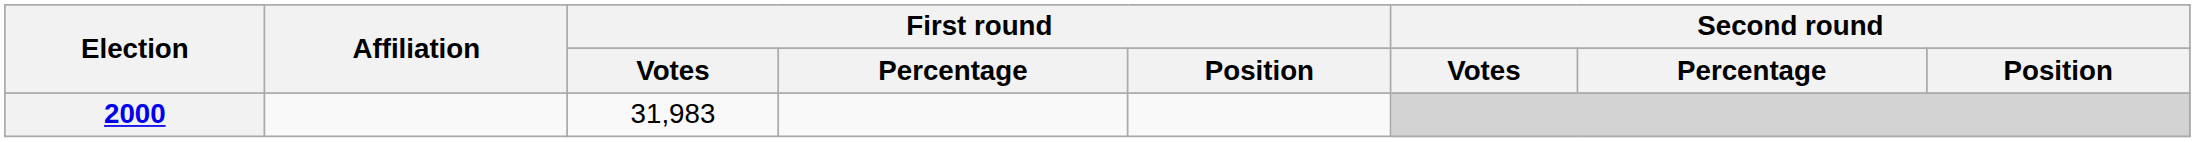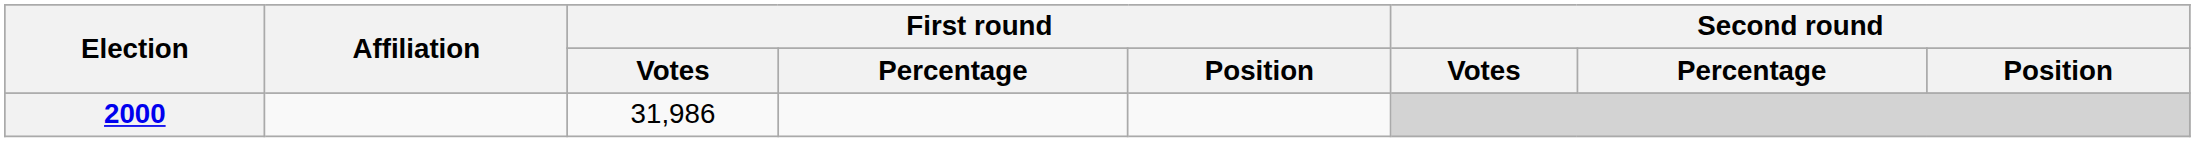(673, 114) 31,983 -> (673, 114) 31,986
